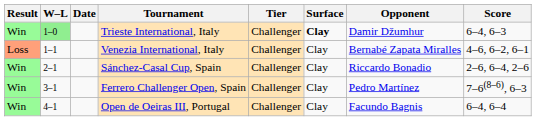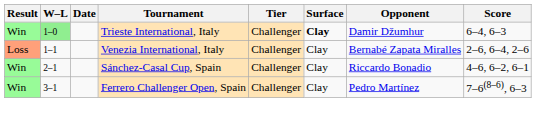(498, 49) 4–6, 6–2, 6–1 -> (498, 49) 2–6, 6–4, 2–6
(498, 67) 2–6, 6–4, 2–6 -> (498, 67) 4–6, 6–2, 6–1
- row: (165, 106)
